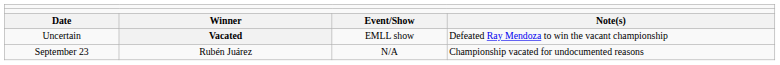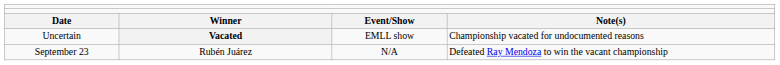(558, 36) Defeated Ray Mendoza to win the vacant championship -> (546, 36) Championship vacated for undocumented reasons
(546, 52) Championship vacated for undocumented reasons -> (558, 52) Defeated Ray Mendoza to win the vacant championship
